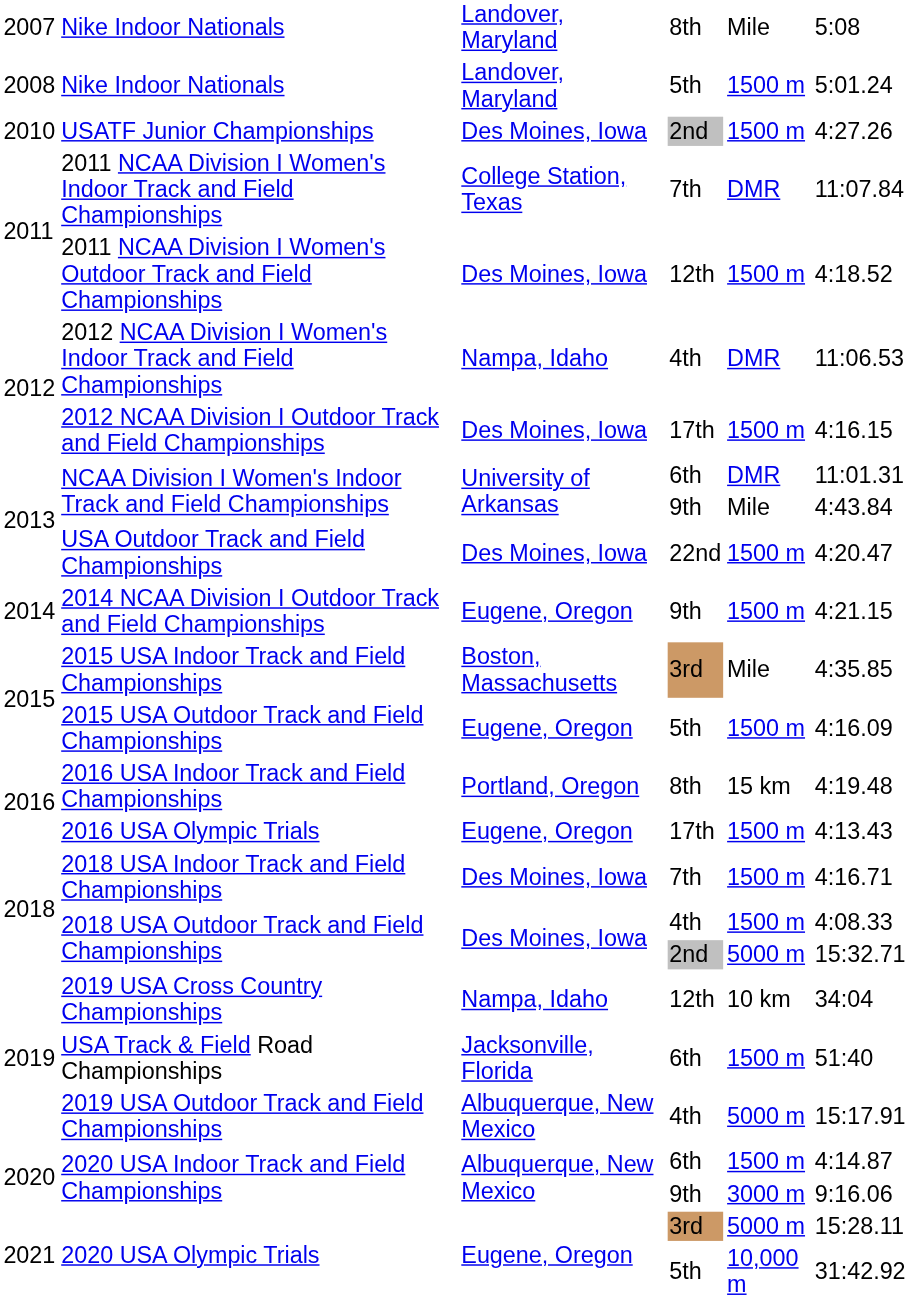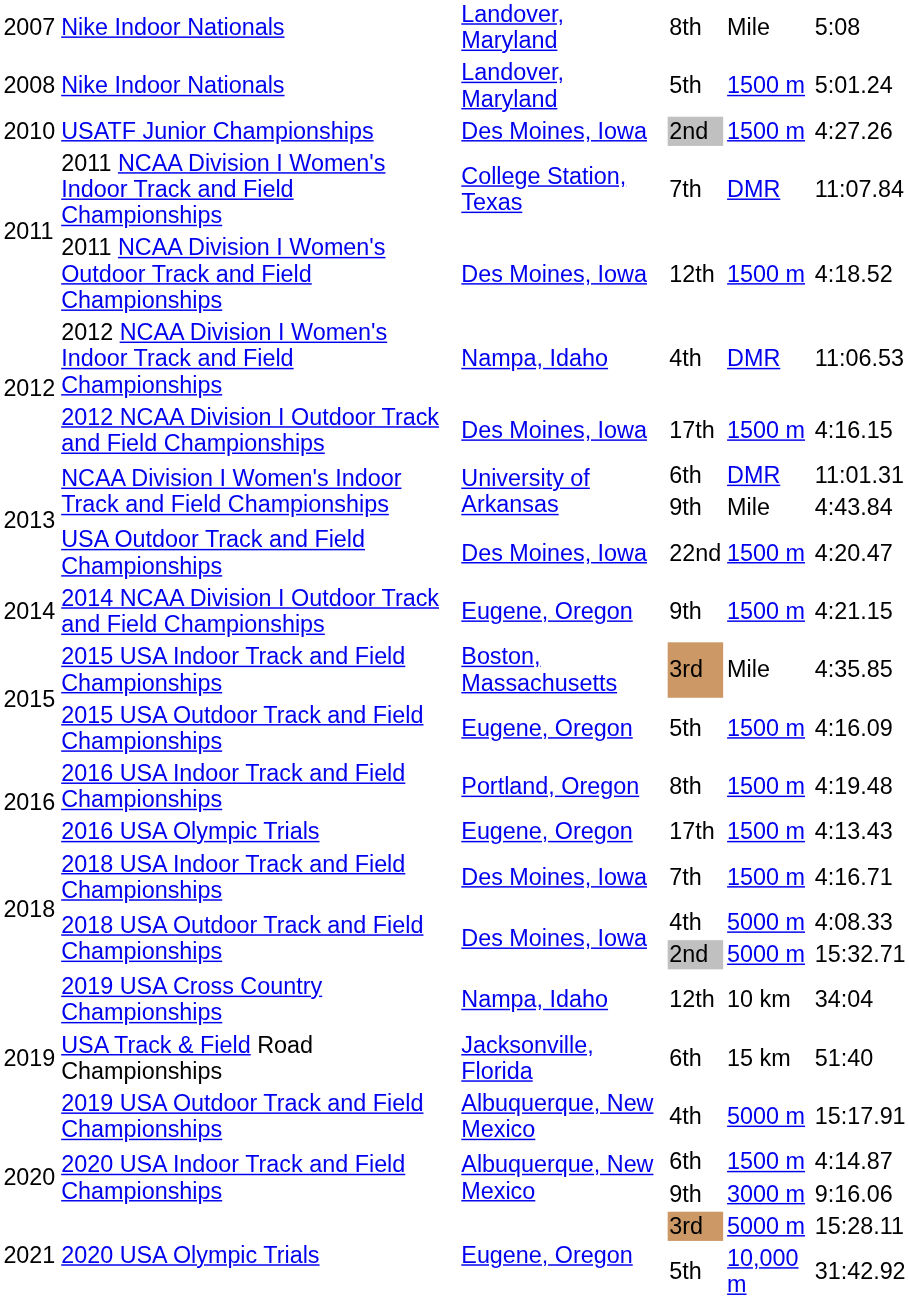(759, 786) 15 km -> (766, 786) 1500 m
(766, 922) 1500 m -> (766, 922) 5000 m
(766, 1058) 1500 m -> (759, 1058) 15 km
